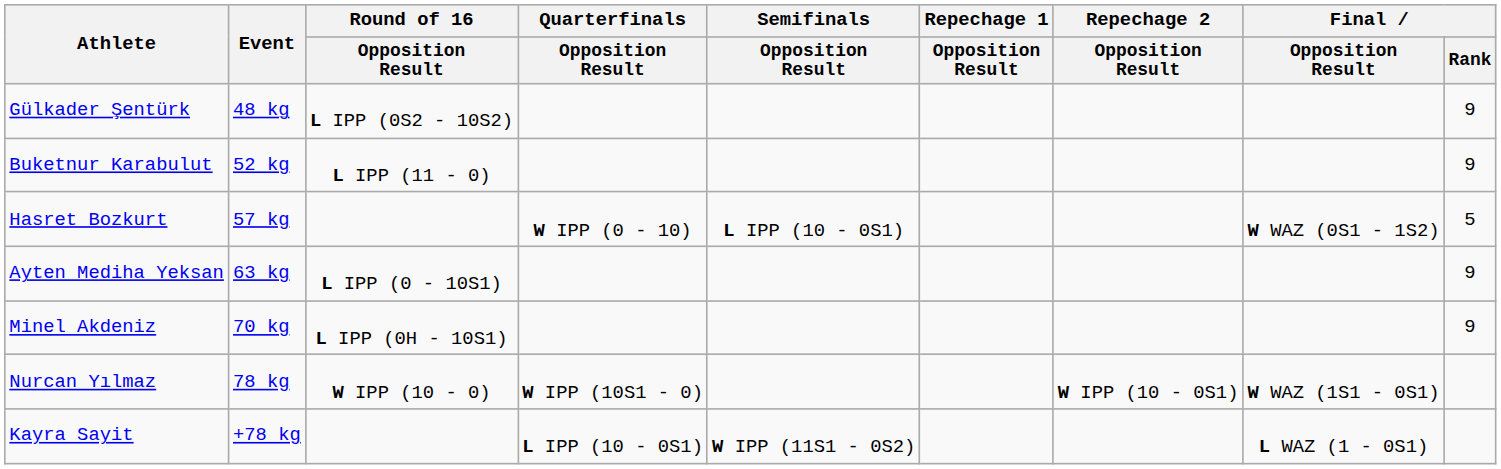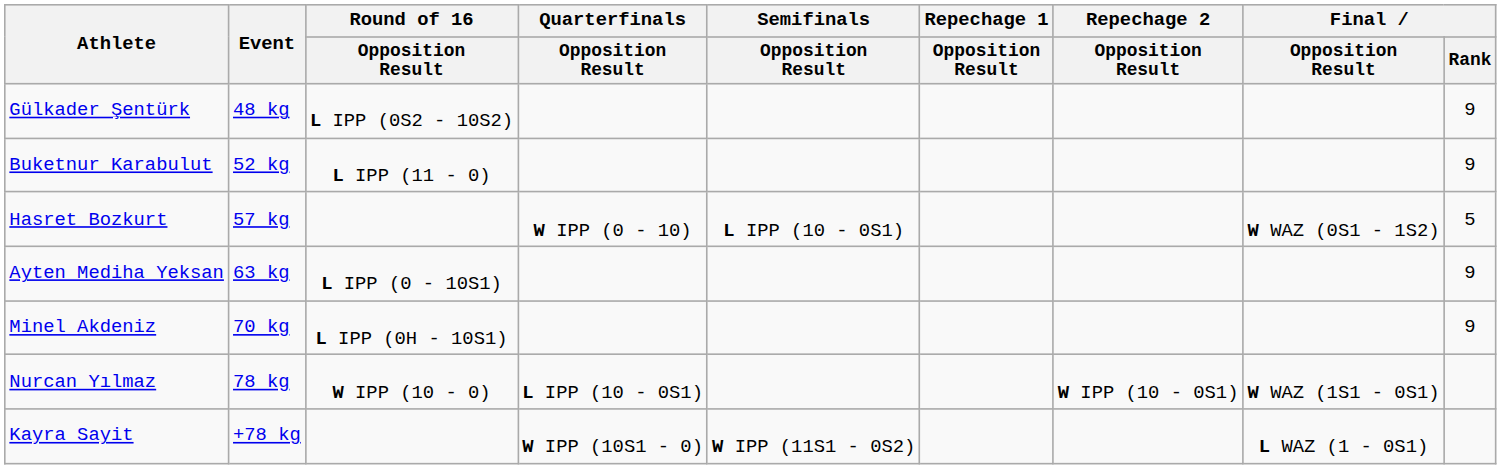(613, 393) W IPP (10S1 - 0) -> (613, 393) L IPP (10 - 0S1)
(613, 447) L IPP (10 - 0S1) -> (613, 447) W IPP (10S1 - 0)
